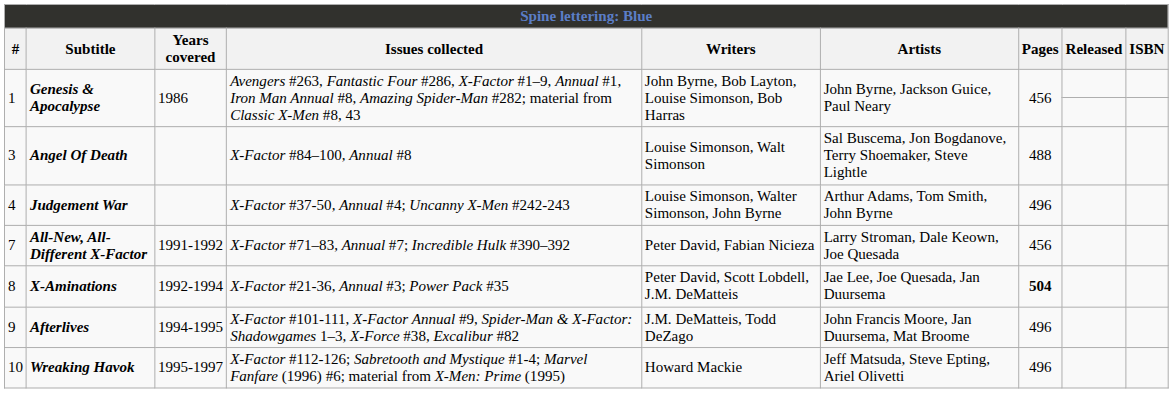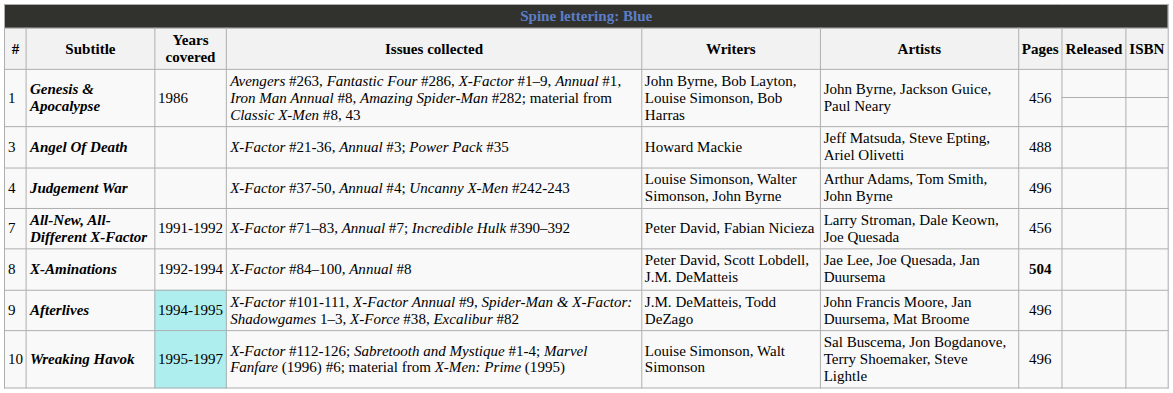(321, 155) X-Factor #84–100, Annual #8 -> (369, 147) X-Factor #21-36, Annual #3; Power Pack #35
(715, 155) Louise Simonson, Walt Simonson -> (694, 147) Howard Mackie
(915, 155) Sal Buscema, Jon Bogdanove, Terry Shoemaker, Steve Lightle -> (907, 147) Jeff Matsuda, Steve Epting, Ariel Olivetti
(369, 286) X-Factor #21-36, Annual #3; Power Pack #35 -> (321, 269) X-Factor #84–100, Annual #8
(190, 327) no background -> (190, 310) paleturquoise background
(190, 367) no background -> (190, 359) paleturquoise background
(694, 367) Howard Mackie -> (715, 359) Louise Simonson, Walt Simonson
(907, 367) Jeff Matsuda, Steve Epting, Ariel Olivetti -> (915, 359) Sal Buscema, Jon Bogdanove, Terry Shoemaker, Steve Lightle
